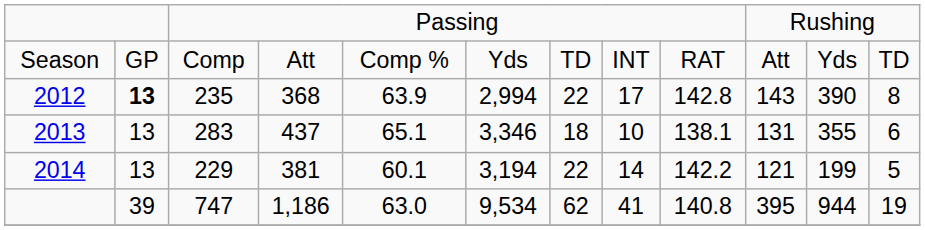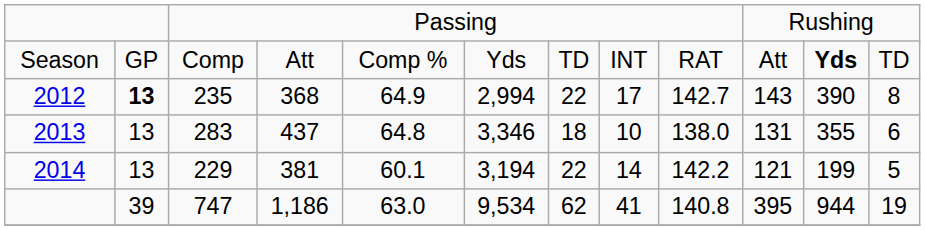(837, 59) normal -> (836, 59) bold
(404, 96) 63.9 -> (403, 96) 64.9
(703, 96) 142.8 -> (700, 96) 142.7
(404, 133) 65.1 -> (403, 133) 64.8
(703, 133) 138.1 -> (700, 133) 138.0
